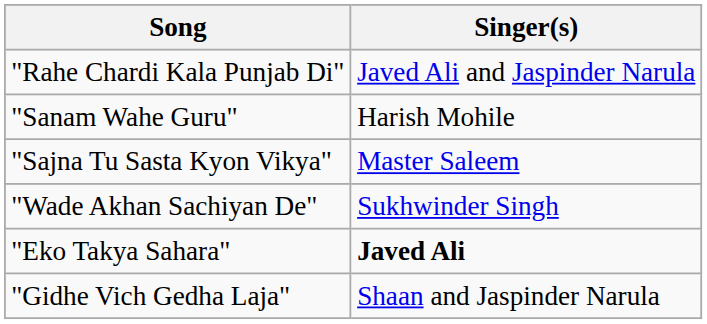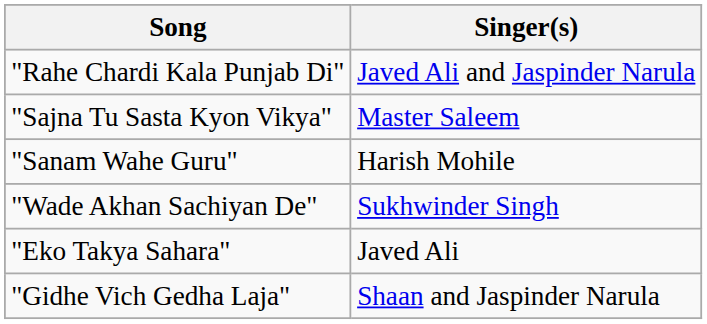rows swapped: (172, 161) <-> (124, 116)
(411, 251) bold -> (408, 251) normal
